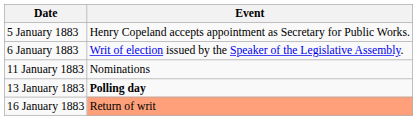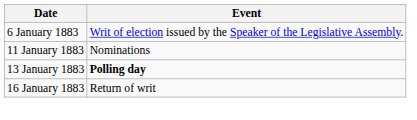- row: (43, 32)
(123, 106) lightsalmon background -> (123, 87) no background
